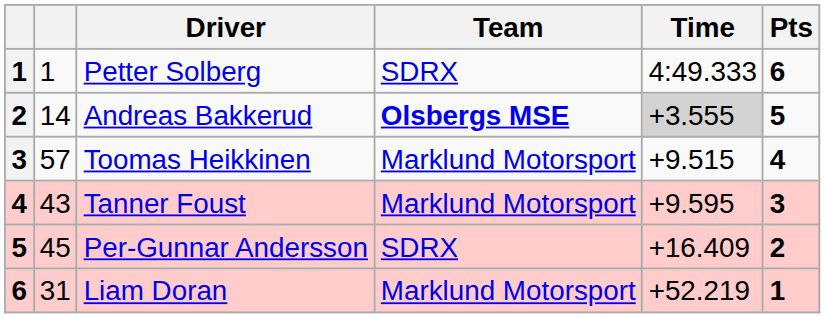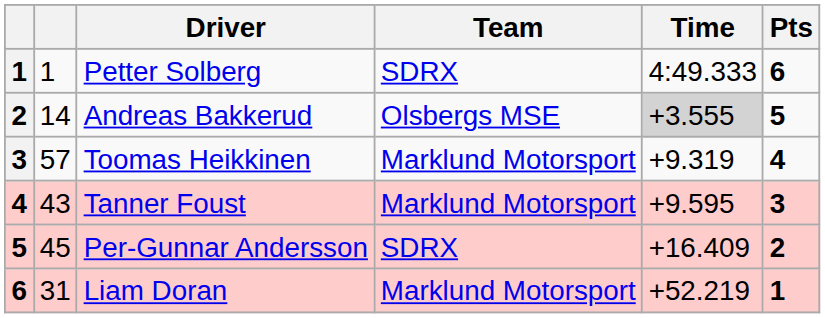(475, 115) bold -> (470, 115) normal
(692, 159) +9.515 -> (692, 159) +9.319
